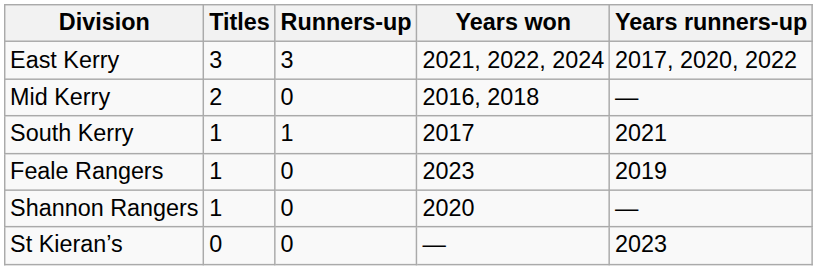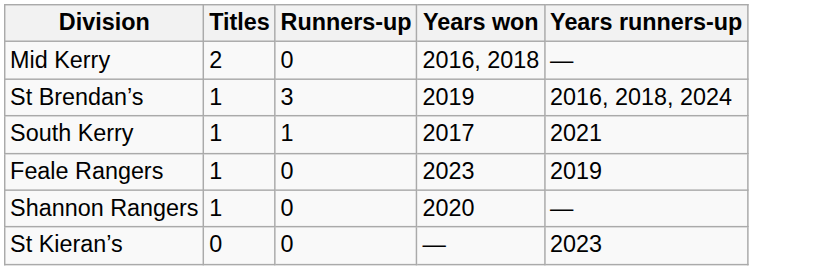- row: (65, 60)
+ row: (77, 97)
